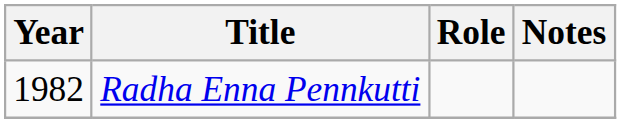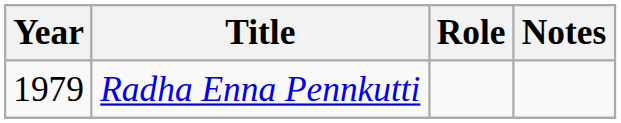(49, 88) 1982 -> (49, 88) 1979
